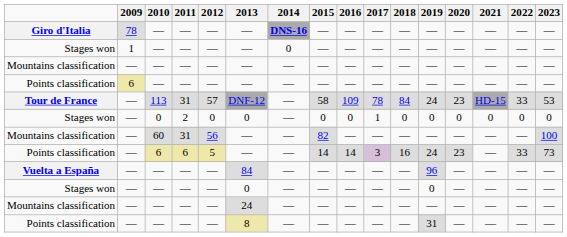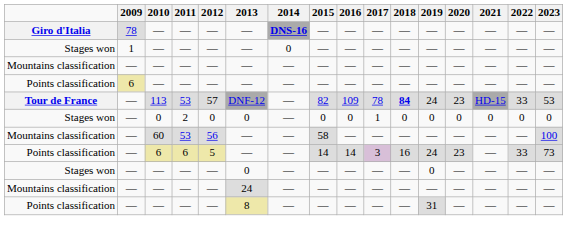(185, 100) 31 -> (185, 100) 53
(323, 100) 58 -> (323, 100) 82
(405, 100) normal -> (405, 100) bold
(185, 135) 31 -> (185, 135) 53
(323, 135) 82 -> (323, 135) 58
- row: (61, 170)
